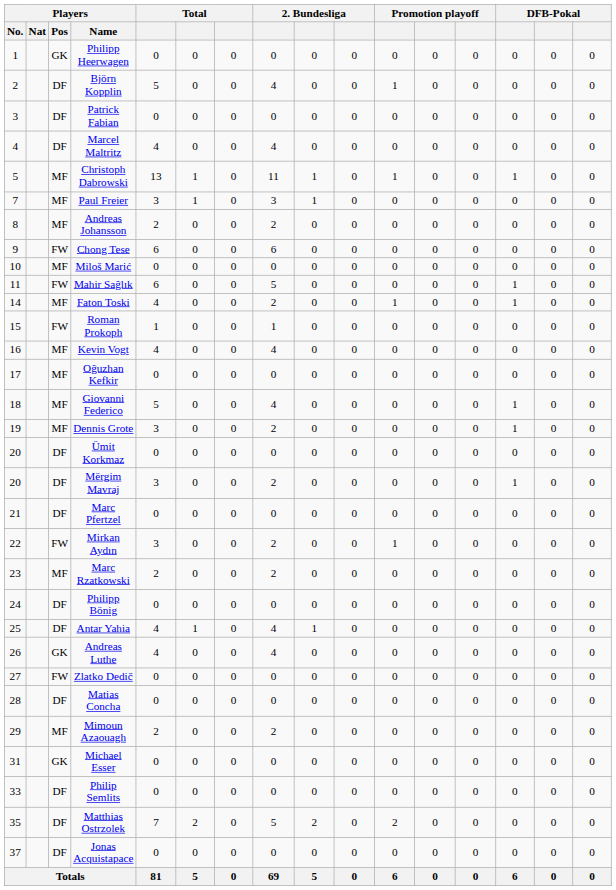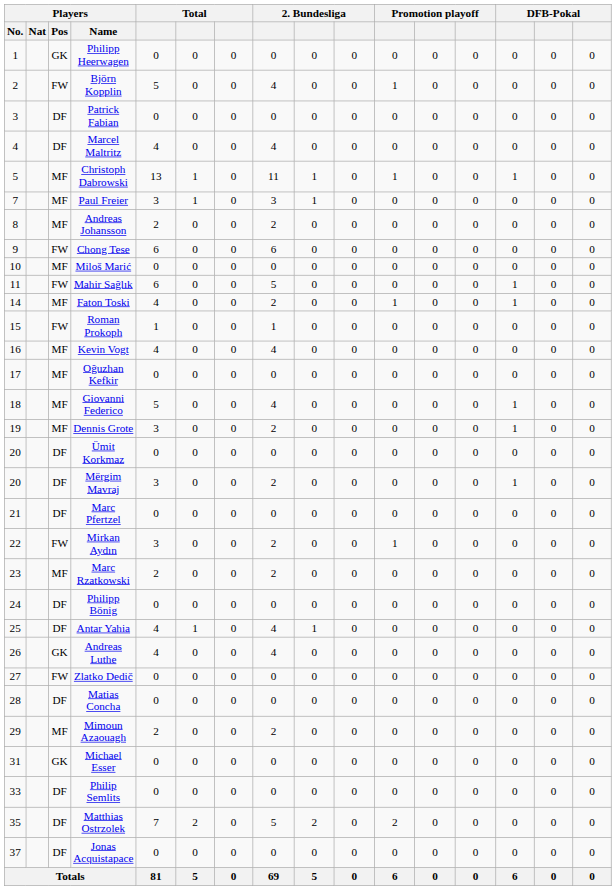(60, 85) DF -> (60, 85) FW
